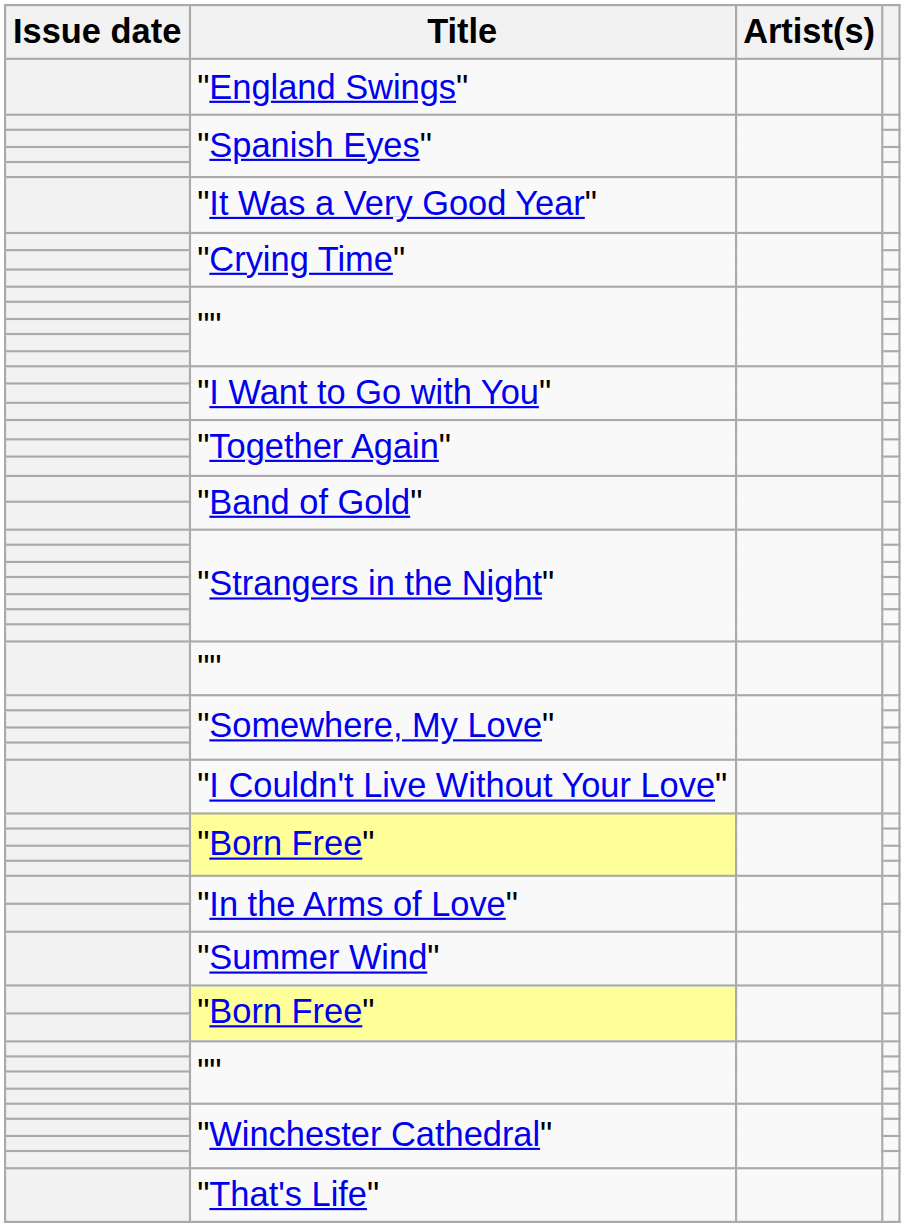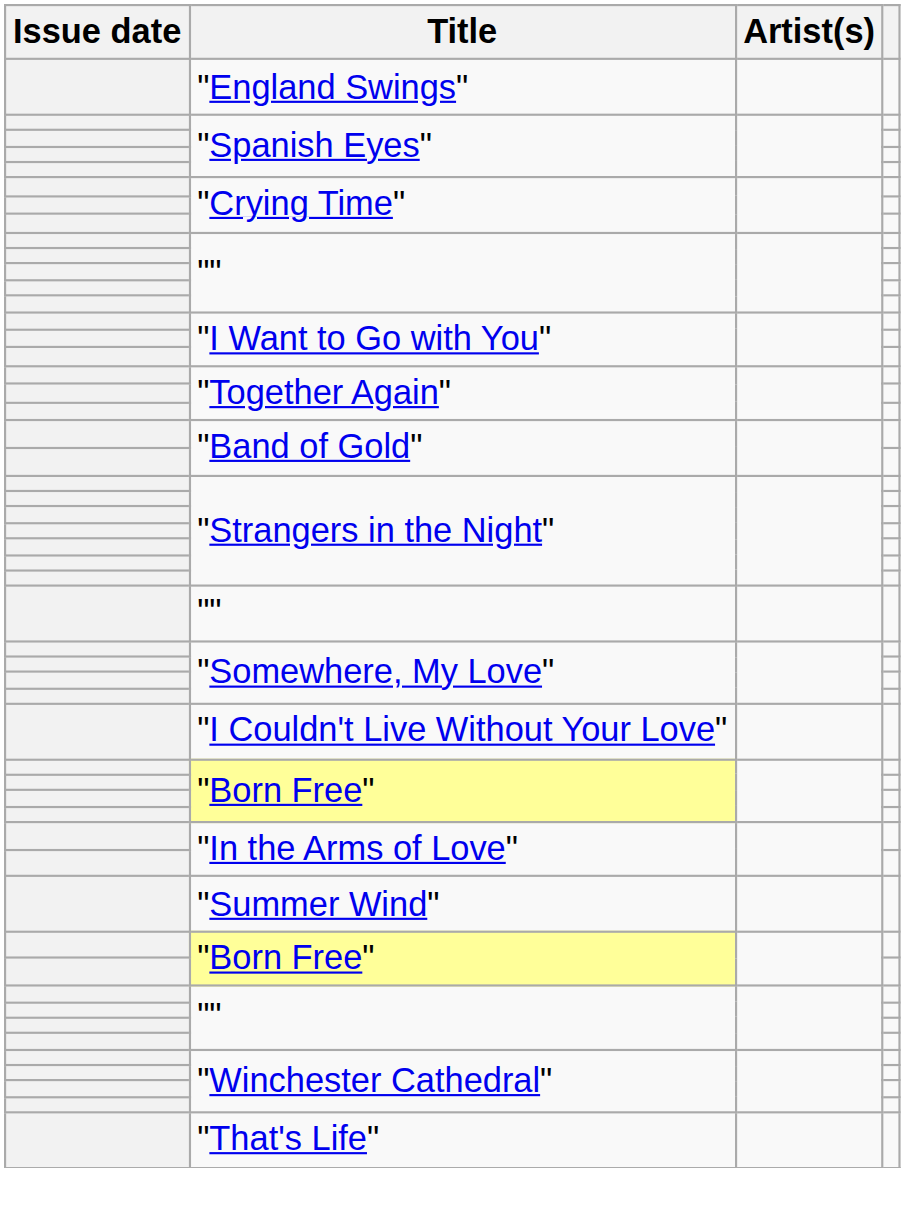- row: (97, 205)
